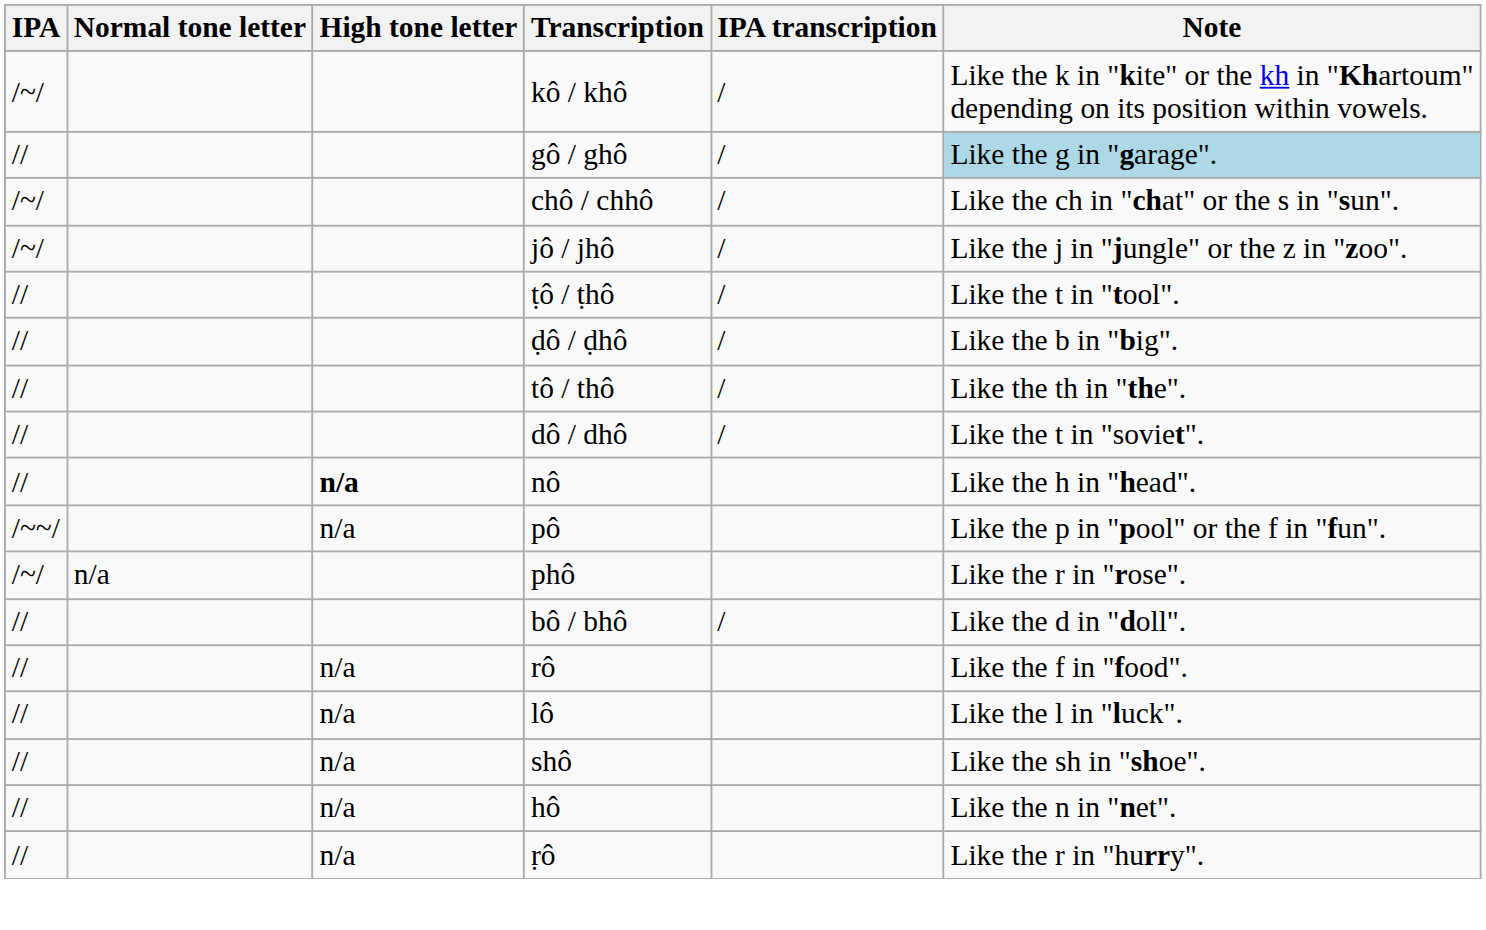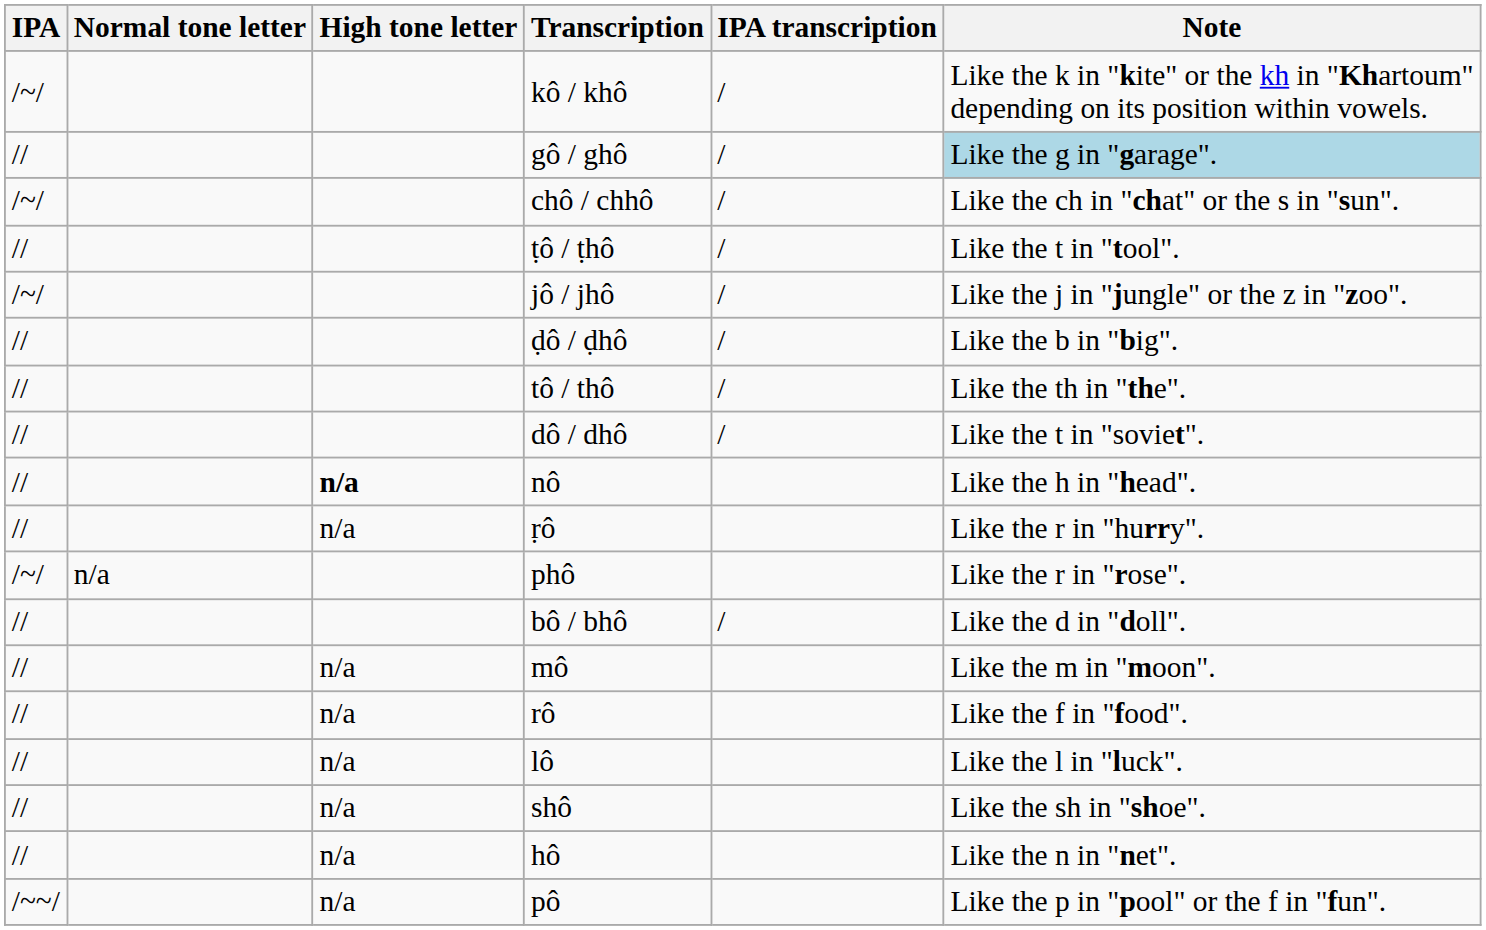rows swapped: (573, 247) <-> (573, 294)
rows swapped: (546, 527) <-> (543, 854)
+ row: (550, 667)
